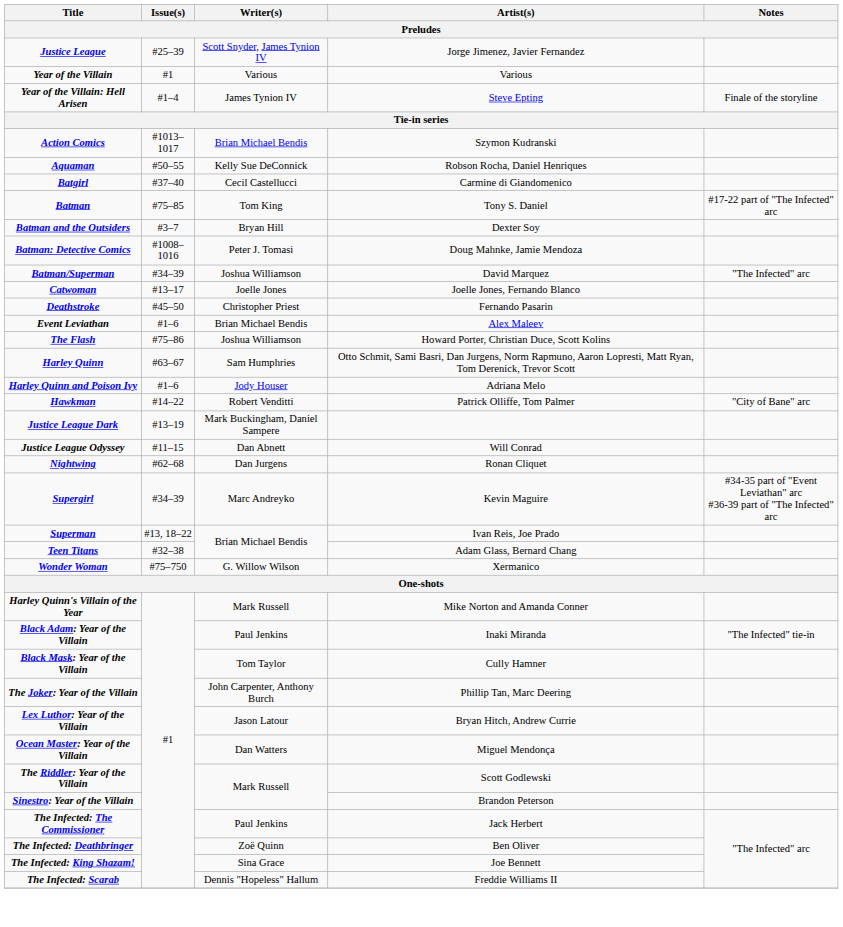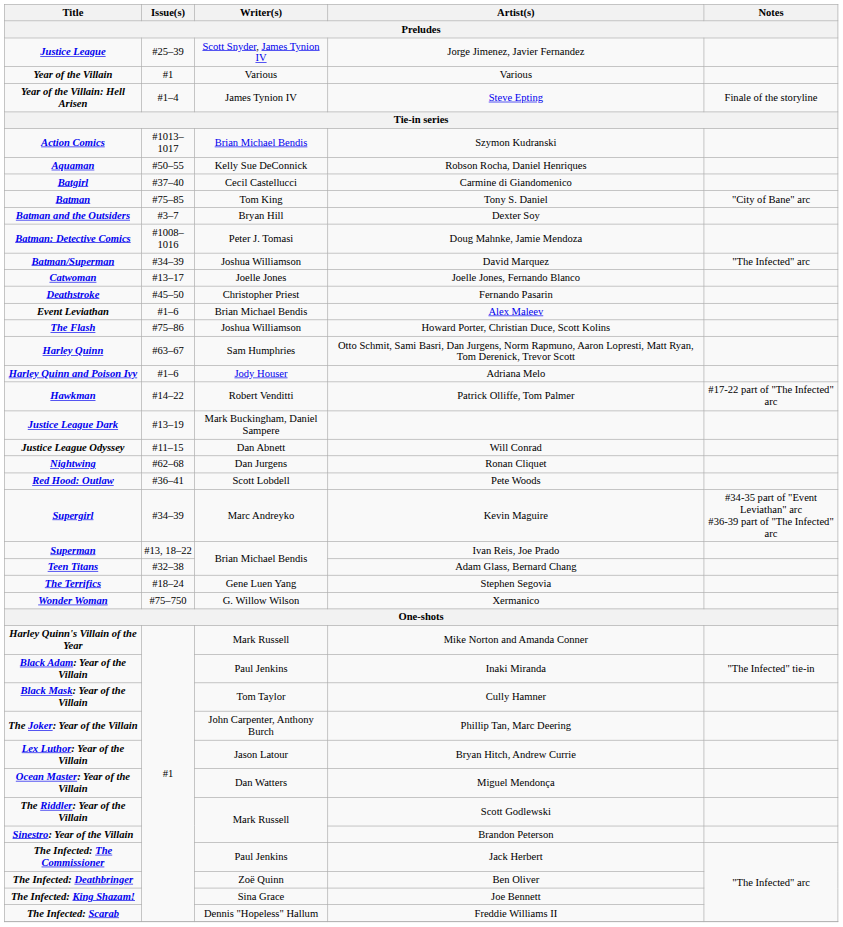(771, 205) #17-22 part of "The Infected" arc -> (771, 199) "City of Bane" arc
(771, 402) "City of Bane" arc -> (771, 396) #17-22 part of "The Infected" arc
+ row: (73, 481)
+ row: (73, 583)
